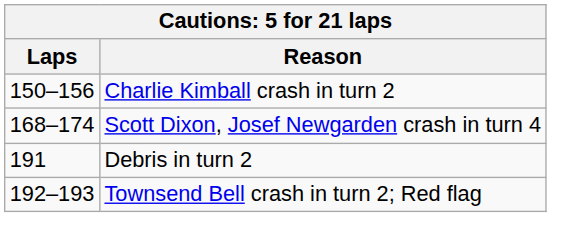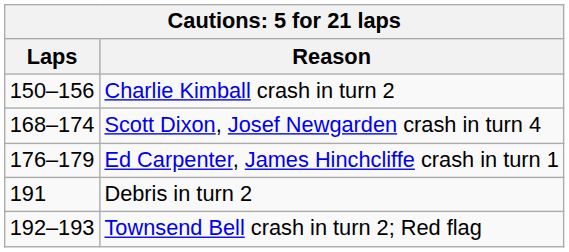+ row: (332, 159)
